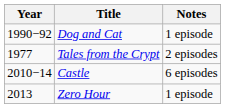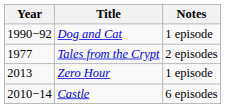rows swapped: (84, 93) <-> (73, 73)
